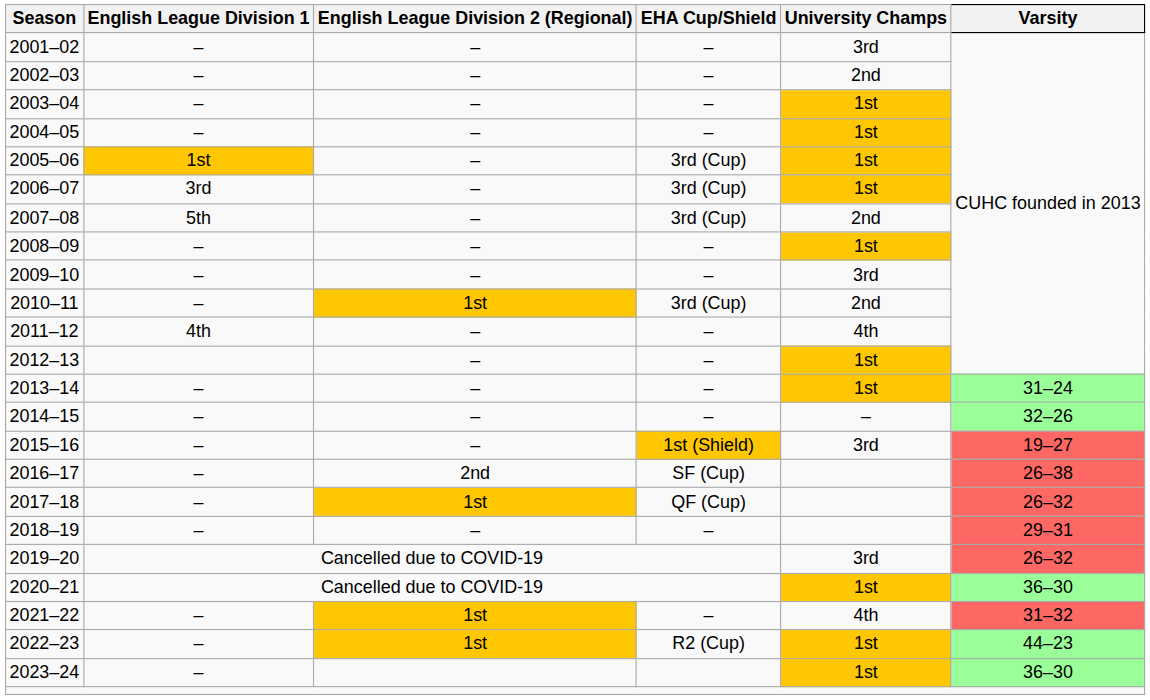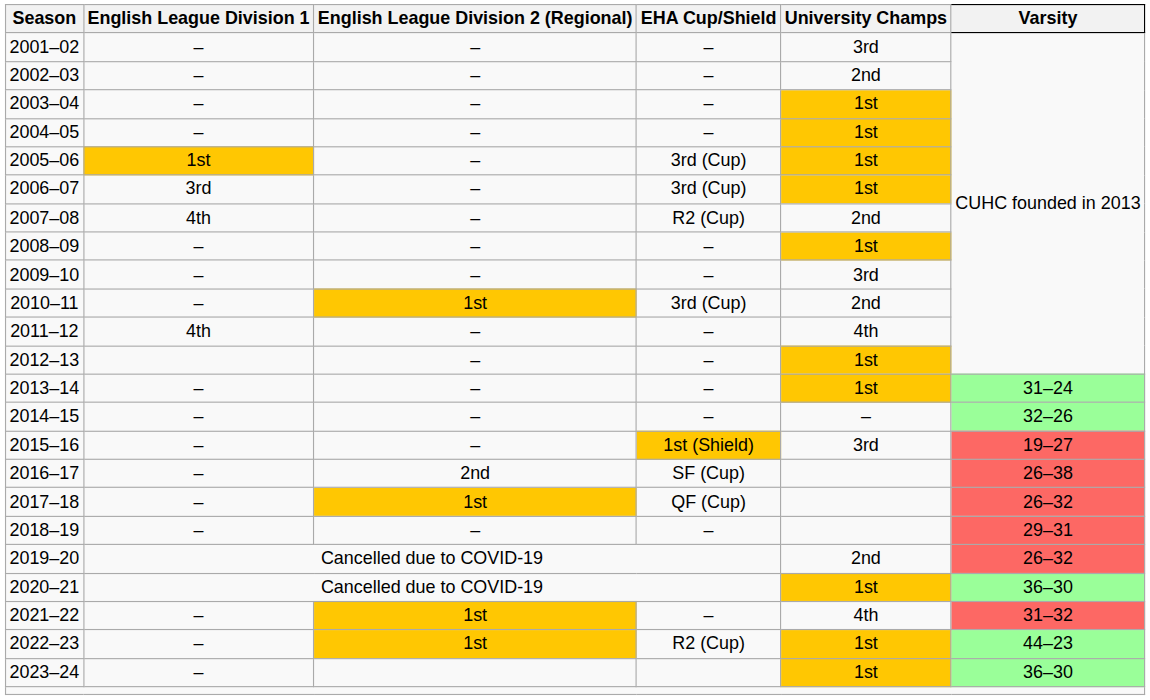(199, 217) 5th -> (199, 217) 4th
(709, 217) 3rd (Cup) -> (709, 217) R2 (Cup)
(866, 558) 3rd -> (866, 558) 2nd
